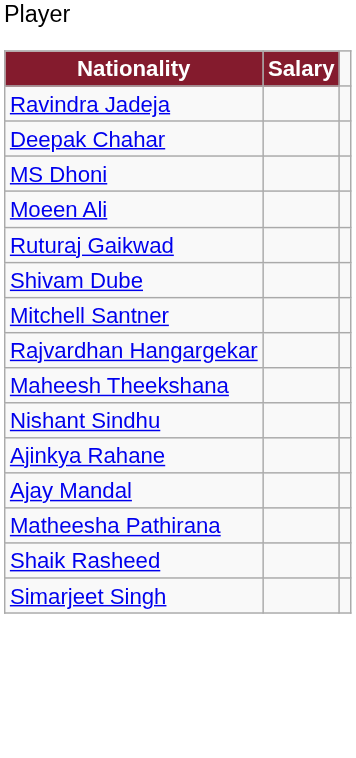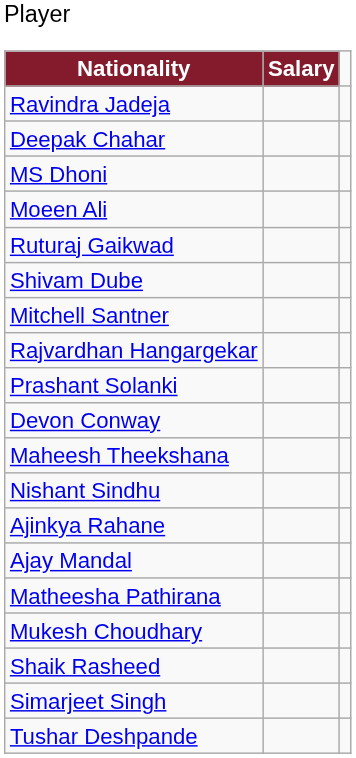+ row: (94, 385)
+ row: (85, 420)
+ row: (106, 631)
+ row: (104, 736)
